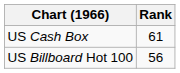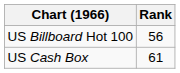rows swapped: (70, 57) <-> (48, 36)
